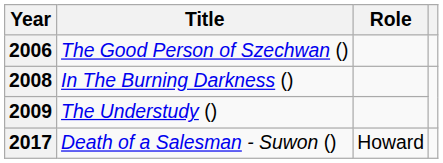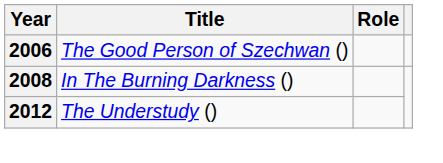(31, 111) 2009 -> (31, 111) 2012
- row: (199, 142)
